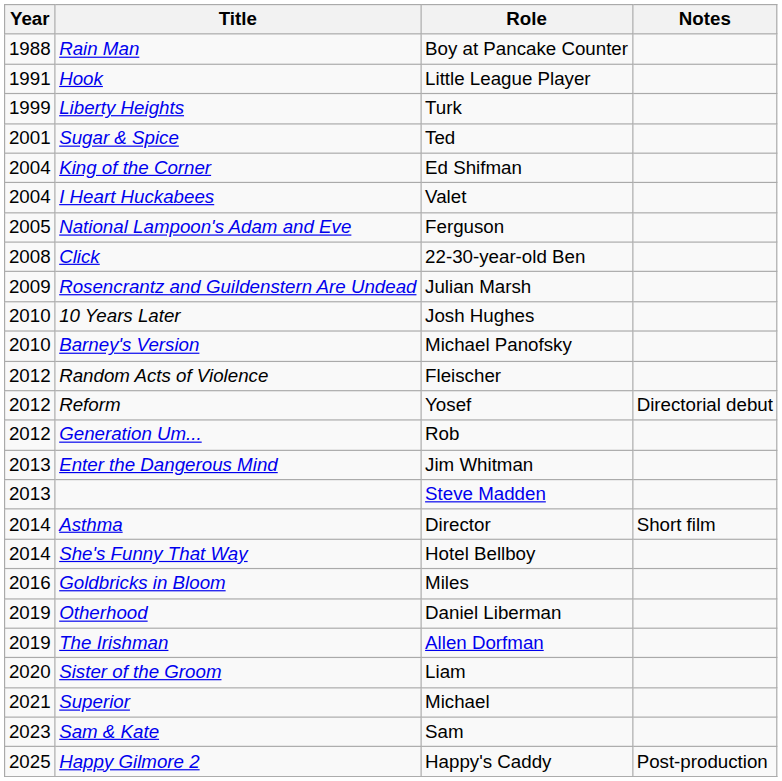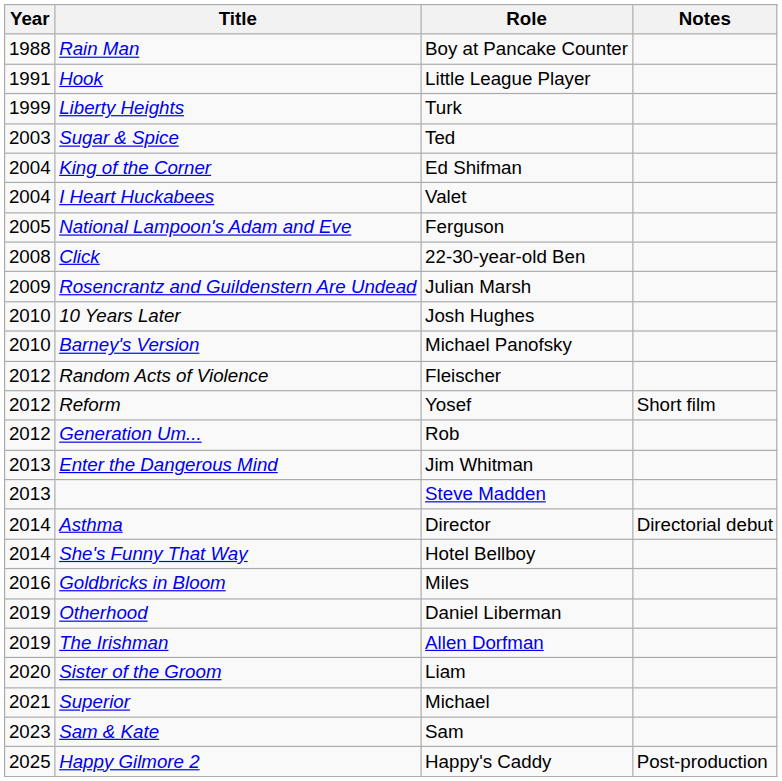(30, 138) 2001 -> (30, 138) 2003
(705, 405) Directorial debut -> (676, 405) Short film
(676, 524) Short film -> (705, 524) Directorial debut
